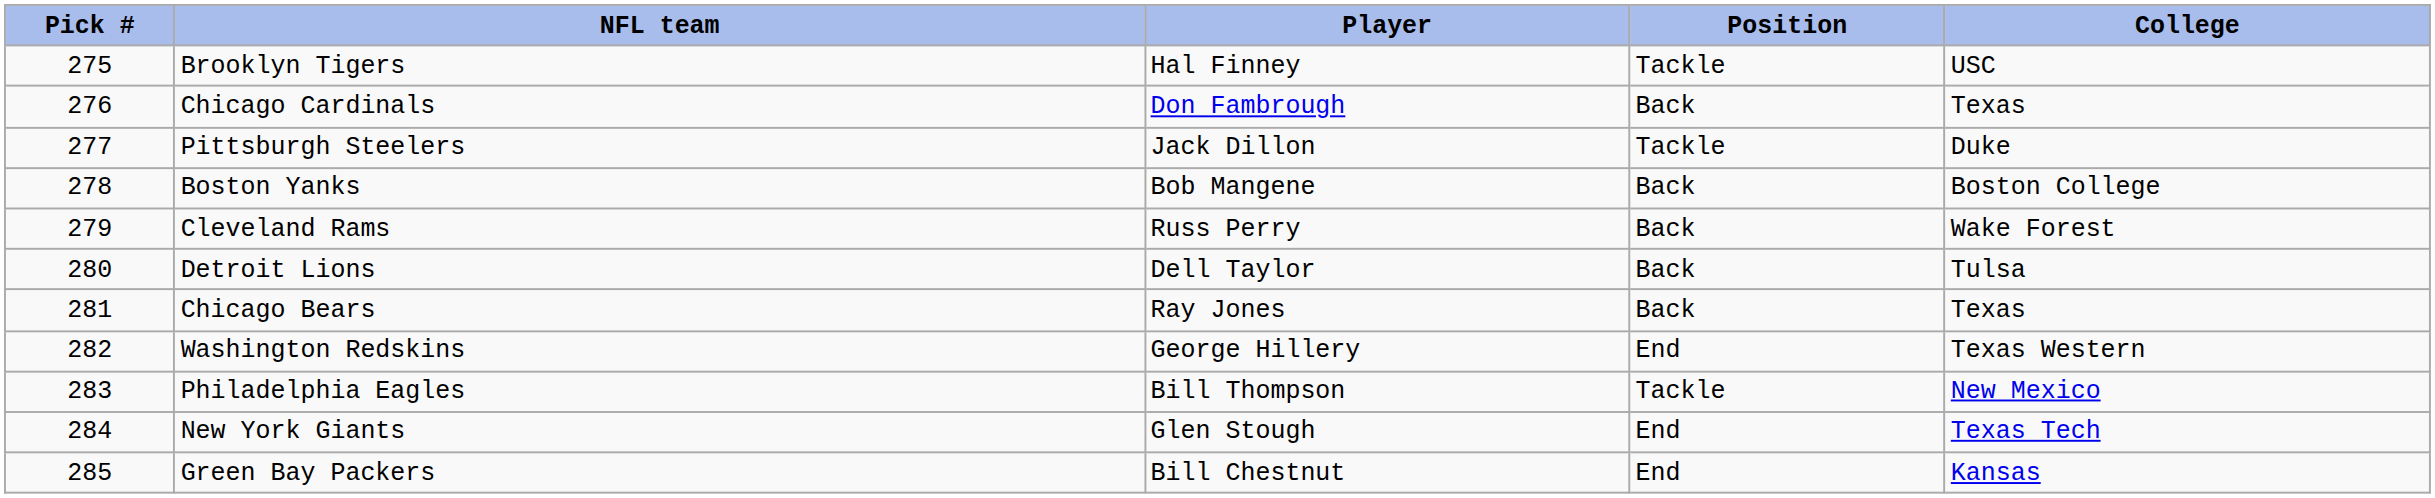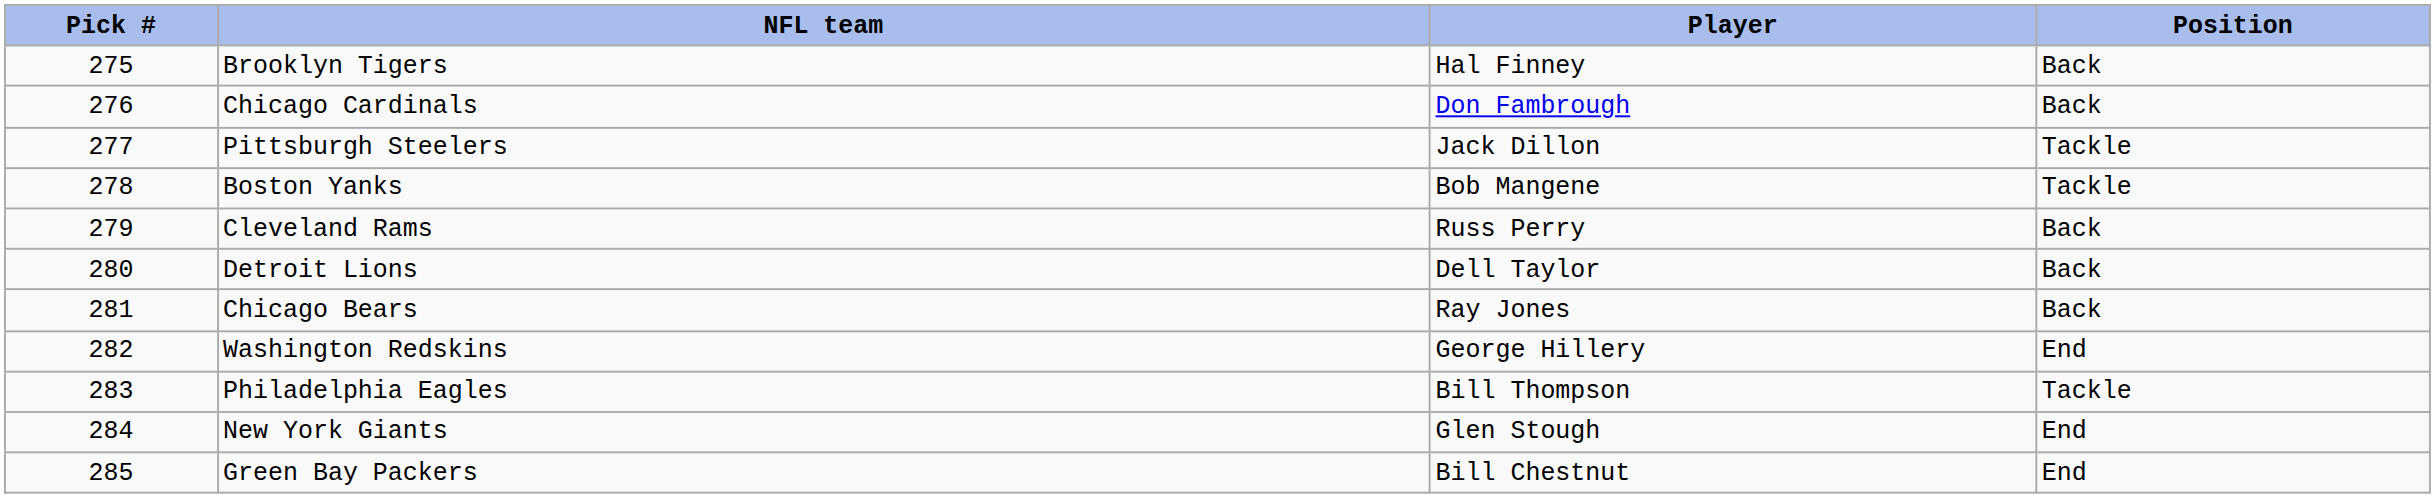- column: (2187, 25)
(1681, 66) Tackle -> (2072, 66) Back
(1666, 188) Back -> (2087, 188) Tackle
